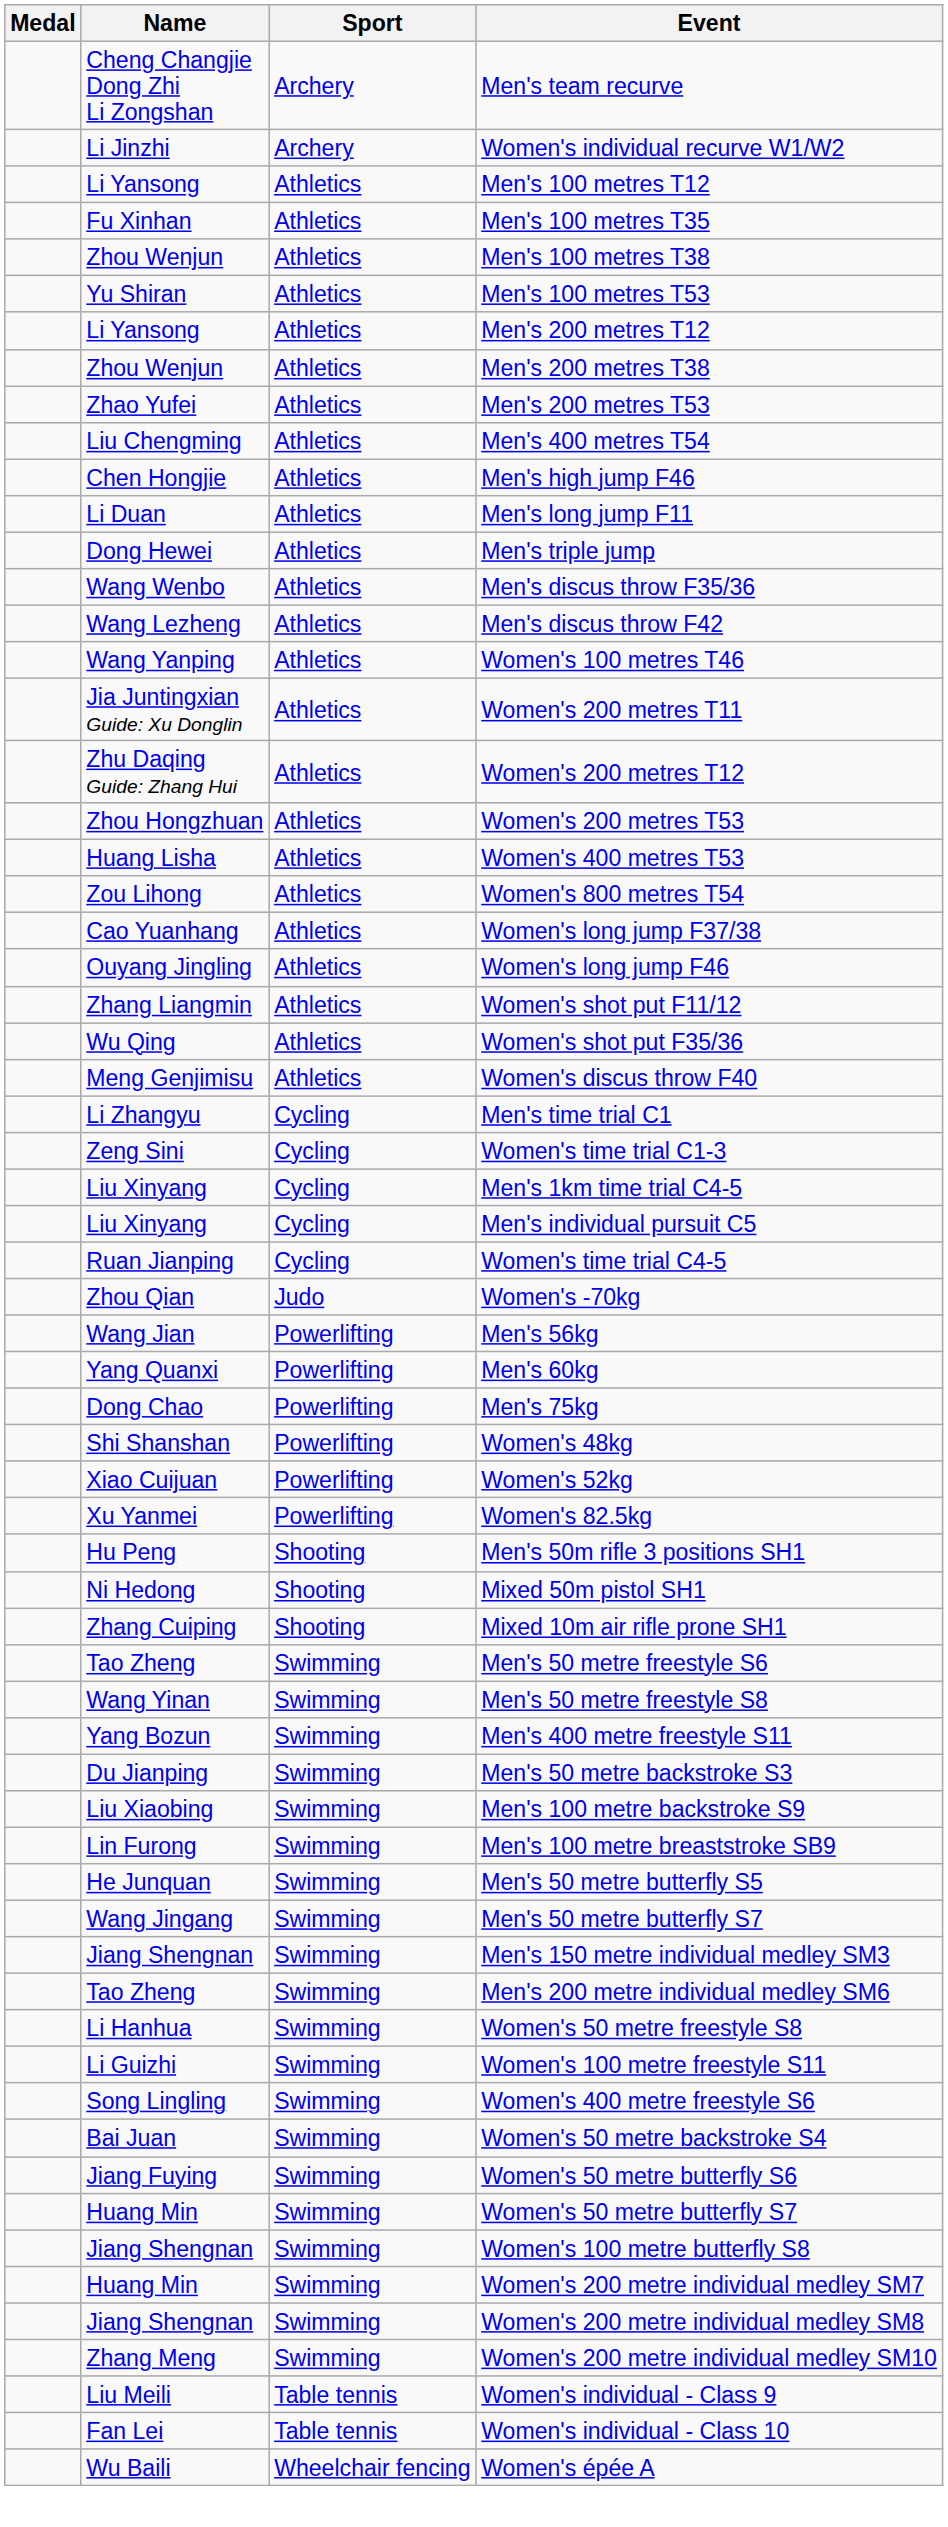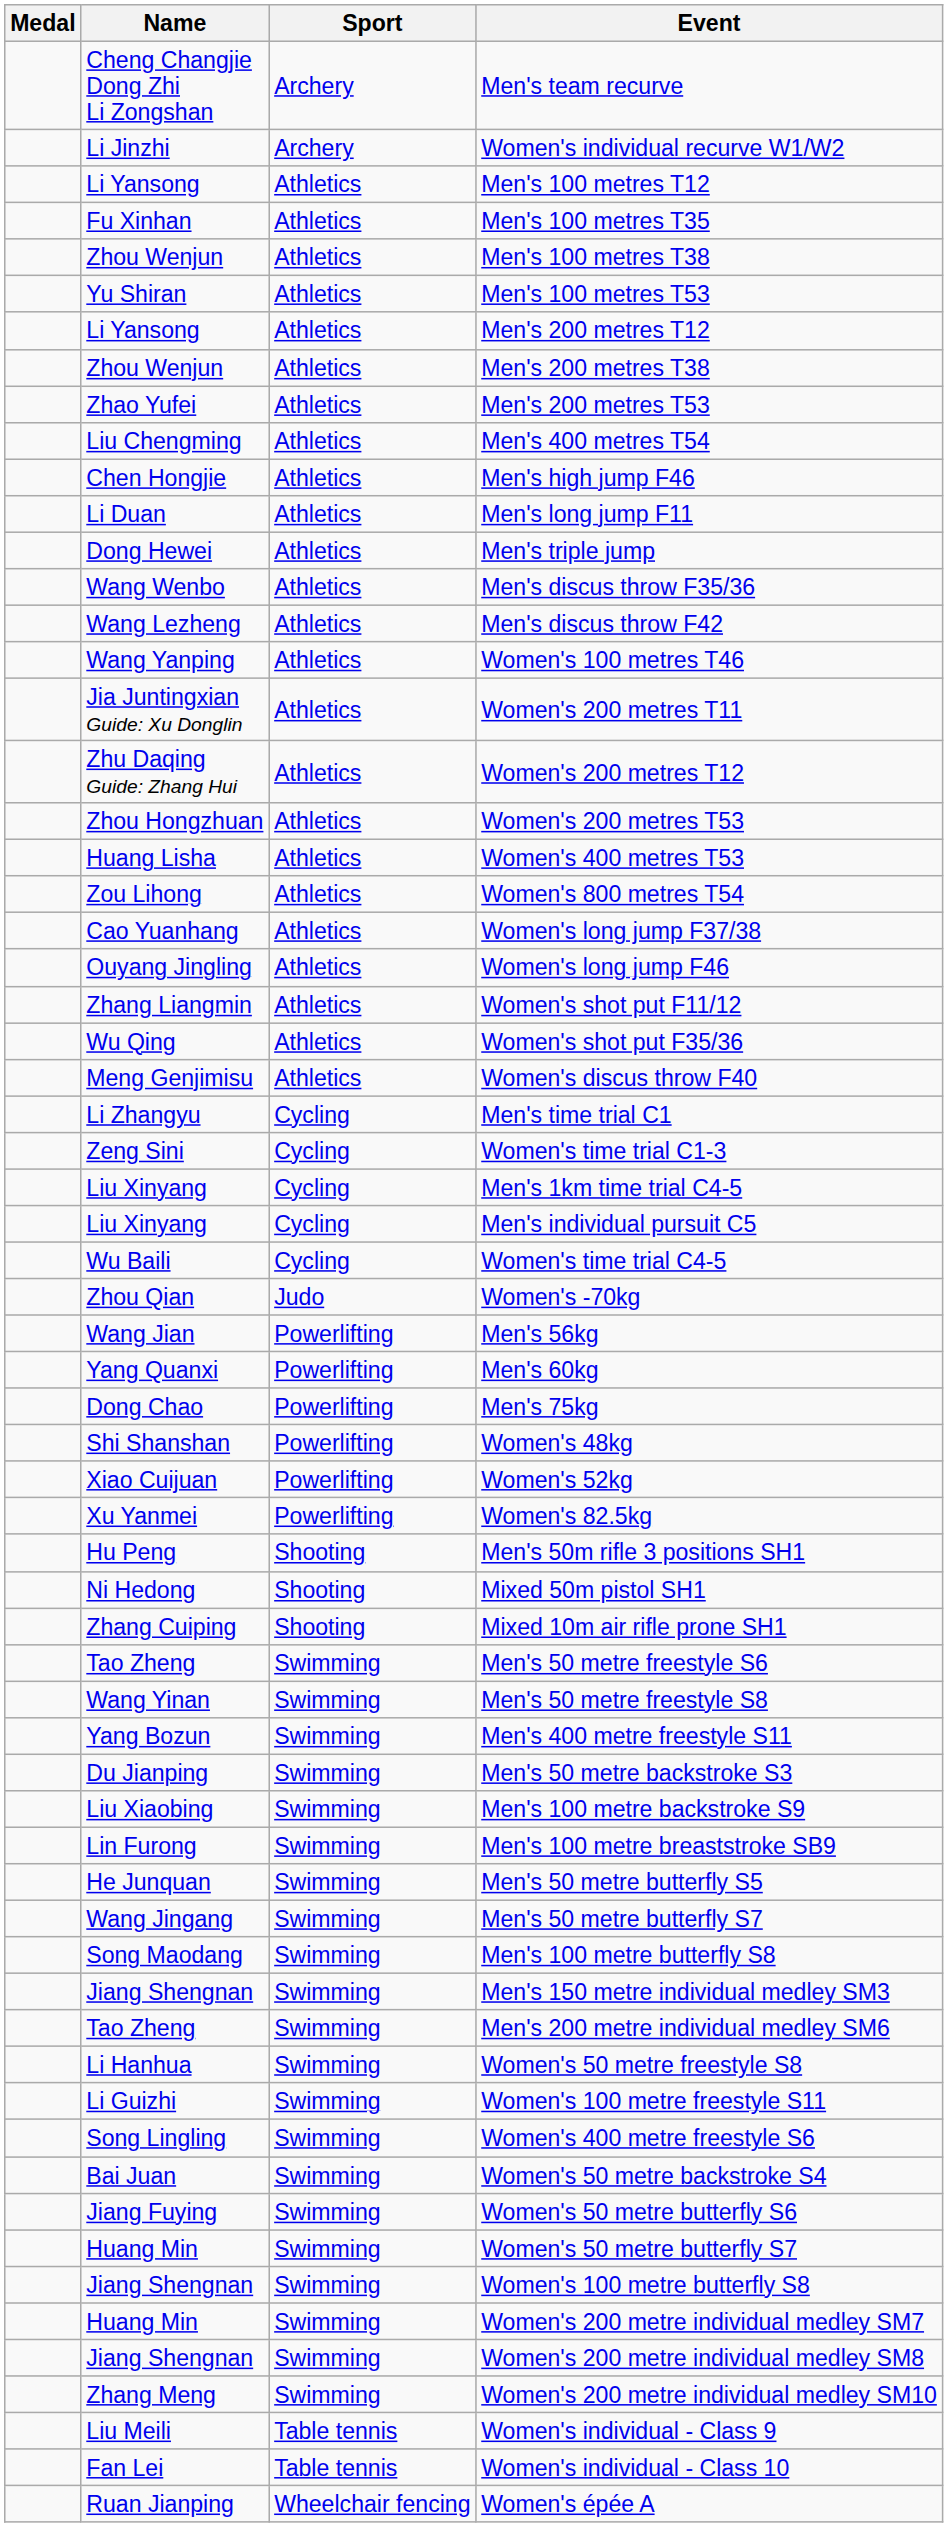(160, 1260) Ruan Jianping -> (128, 1260) Wu Baili
+ row: (628, 1955)
(128, 2467) Wu Baili -> (160, 2504) Ruan Jianping
